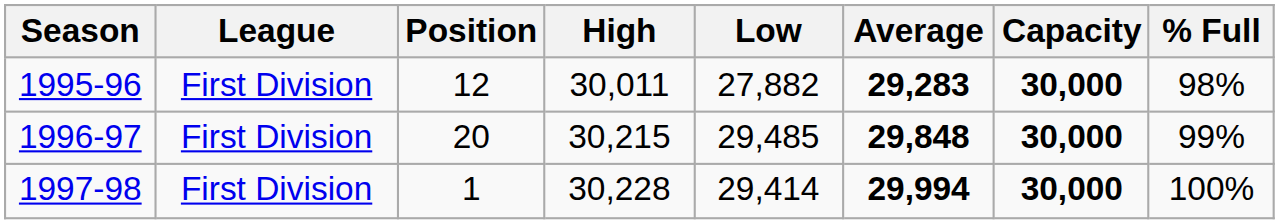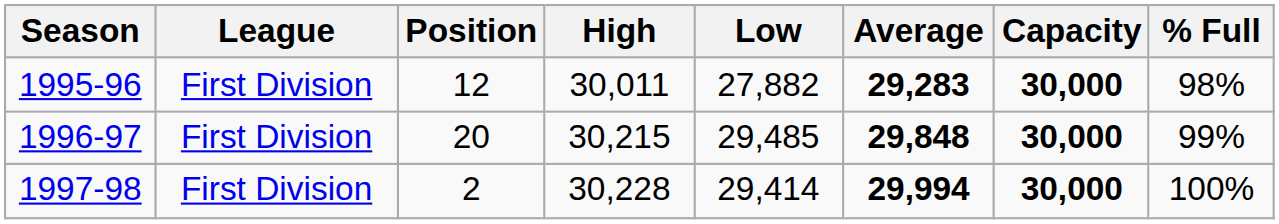(471, 190) 1 -> (471, 190) 2
